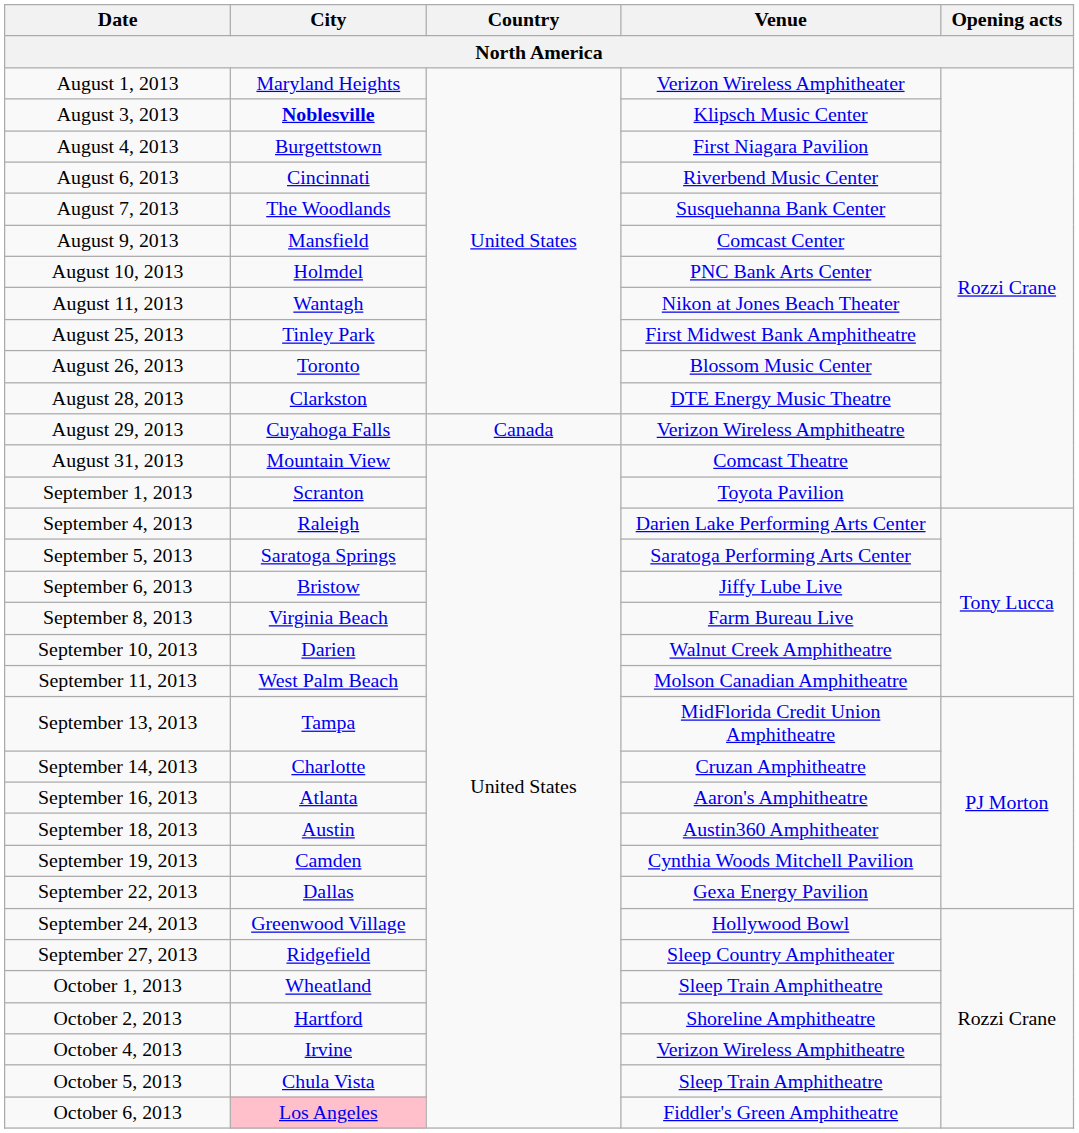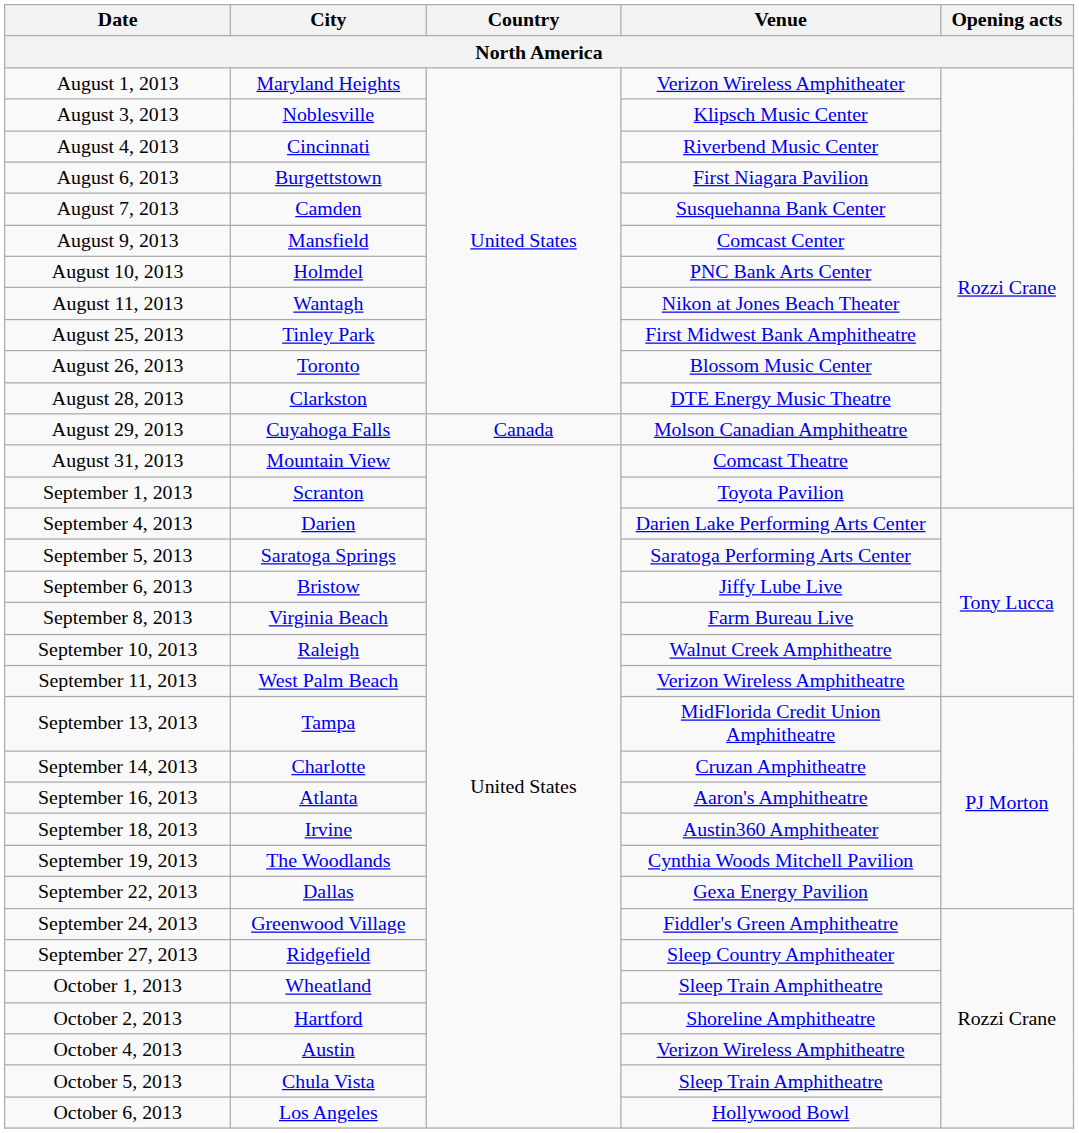(328, 114) bold -> (328, 114) normal
(328, 146) Burgettstown -> (328, 146) Cincinnati
(781, 146) First Niagara Pavilion -> (781, 146) Riverbend Music Center
(328, 177) Cincinnati -> (328, 177) Burgettstown
(781, 177) Riverbend Music Center -> (781, 177) First Niagara Pavilion
(328, 209) The Woodlands -> (328, 209) Camden
(781, 429) Verizon Wireless Amphitheatre -> (781, 429) Molson Canadian Amphitheatre
(328, 523) Raleigh -> (328, 523) Darien
(328, 649) Darien -> (328, 649) Raleigh
(781, 680) Molson Canadian Amphitheatre -> (781, 680) Verizon Wireless Amphitheatre
(328, 829) Austin -> (328, 829) Irvine
(328, 860) Camden -> (328, 860) The Woodlands
(781, 923) Hollywood Bowl -> (781, 923) Fiddler's Green Amphitheatre
(328, 1049) Irvine -> (328, 1049) Austin
(328, 1112) pink background -> (328, 1112) no background
(781, 1112) Fiddler's Green Amphitheatre -> (781, 1112) Hollywood Bowl
